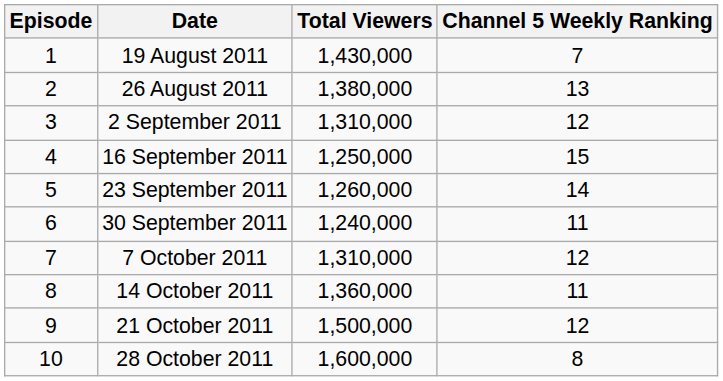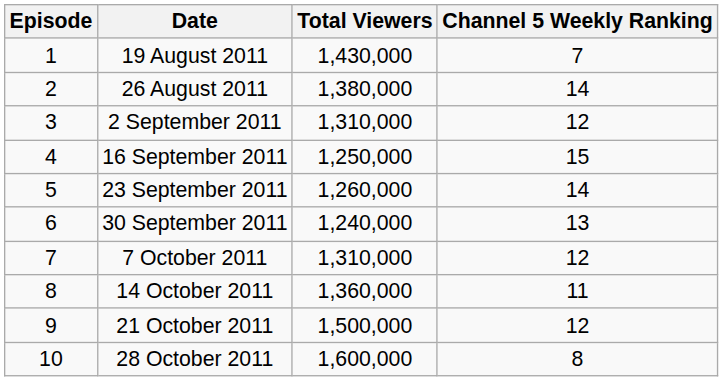(578, 88) 13 -> (578, 88) 14
(578, 223) 11 -> (578, 223) 13
